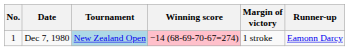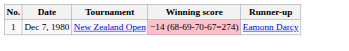- column: (263, 17)
(110, 38) lightblue background -> (110, 27) no background
